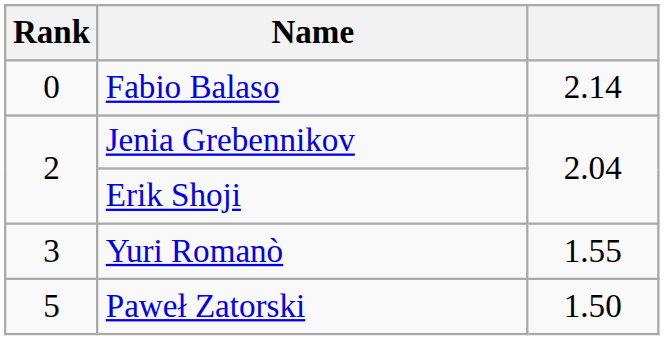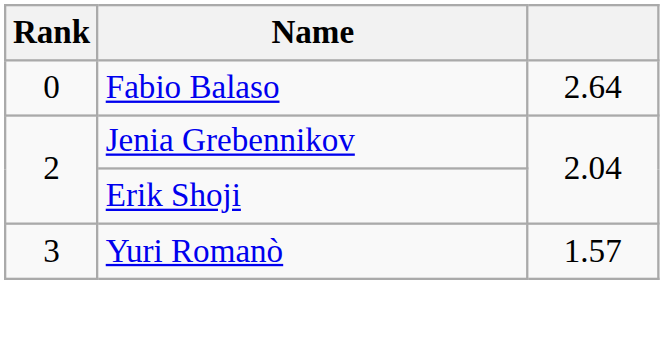(593, 86) 2.14 -> (593, 86) 2.64
(593, 250) 1.55 -> (593, 250) 1.57
- row: (205, 305)
